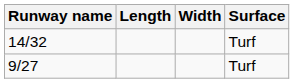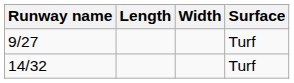rows swapped: (23, 66) <-> (27, 41)
